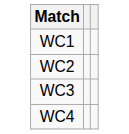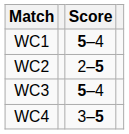+ column: (91, 16)
